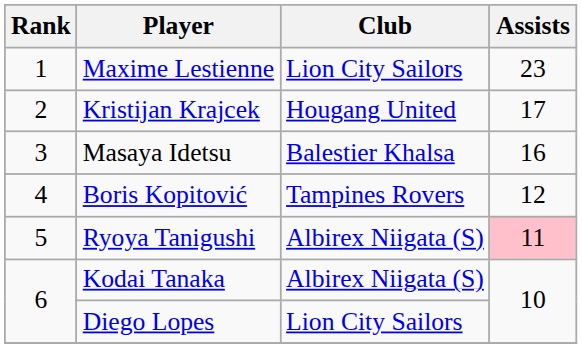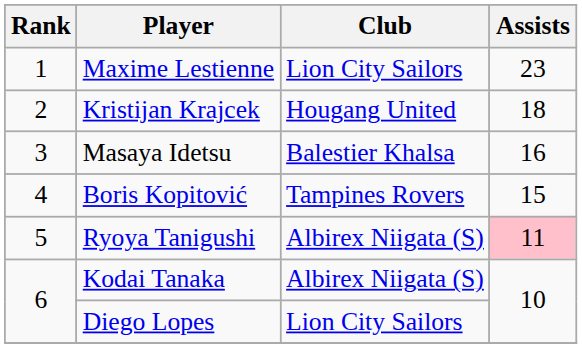(533, 110) 17 -> (533, 110) 18
(533, 195) 12 -> (533, 195) 15
